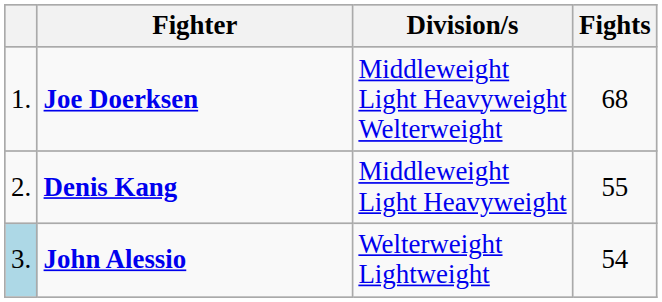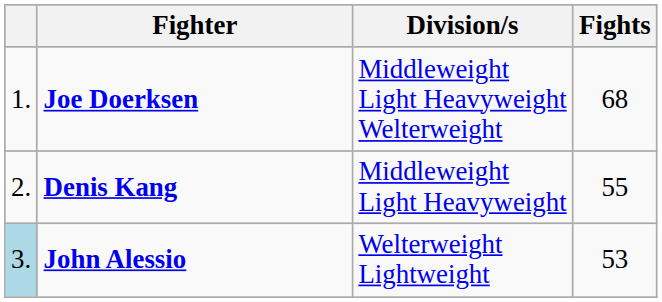(615, 259) 54 -> (615, 259) 53
